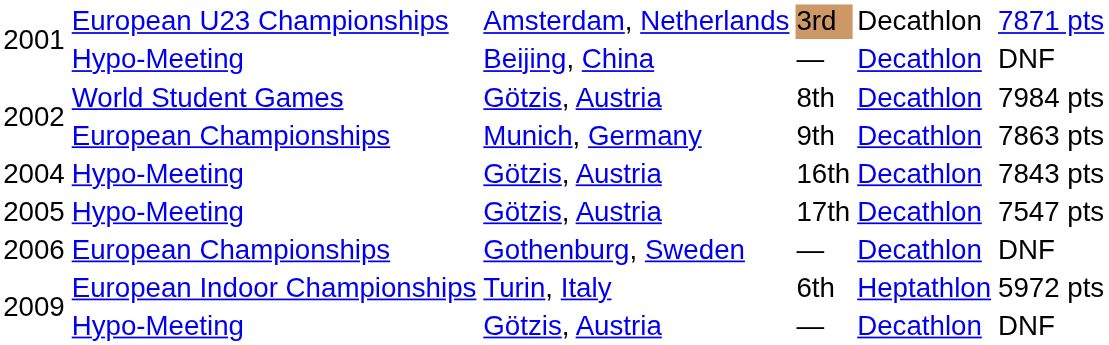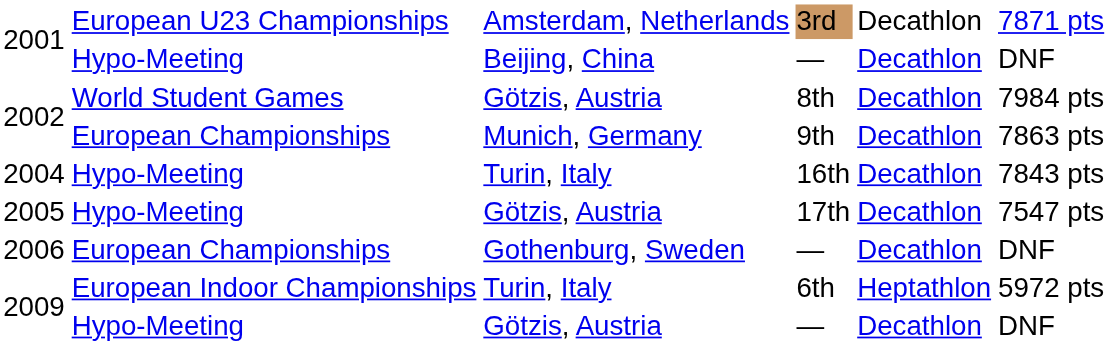(573, 173) Götzis, Austria -> (547, 173) Turin, Italy
